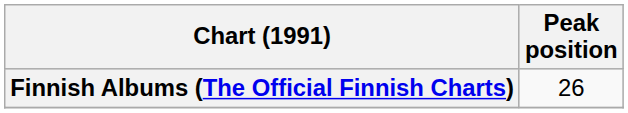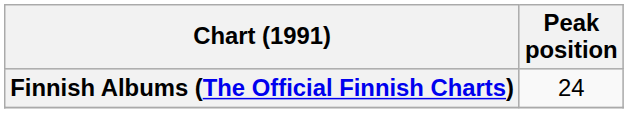(571, 88) 26 -> (571, 88) 24
